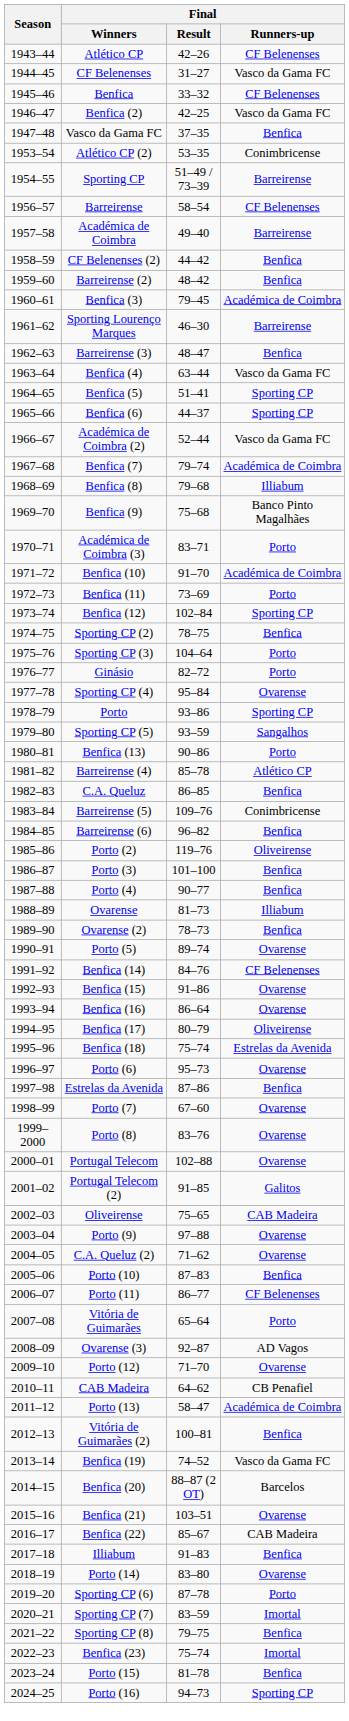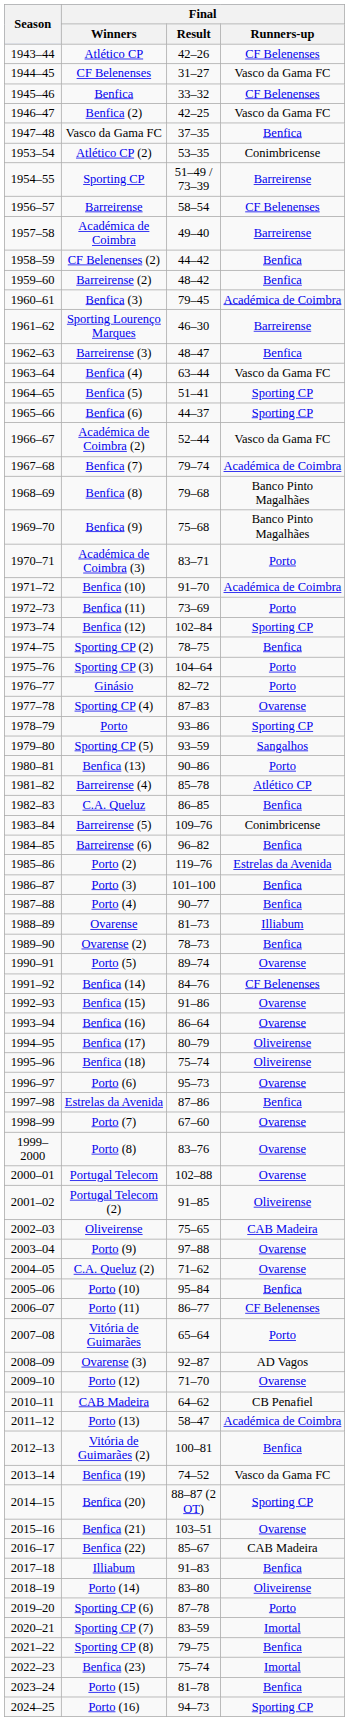(282, 486) Illiabum -> (282, 493) Banco Pinto Magalhães
(194, 692) 95–84 -> (194, 706) 87–83
(282, 850) Oliveirense -> (282, 864) Estrelas da Avenida
(282, 1048) Estrelas da Avenida -> (282, 1062) Oliveirense
(282, 1188) Galitos -> (282, 1202) Oliveirense
(194, 1274) 87–83 -> (194, 1288) 95–84
(282, 1487) Barcelos -> (282, 1501) Sporting CP
(282, 1574) Ovarense -> (282, 1588) Oliveirense
